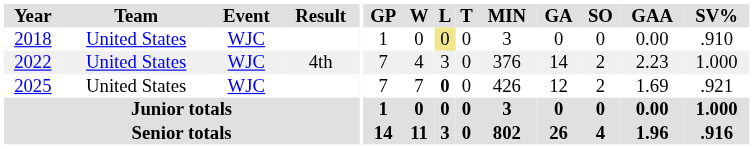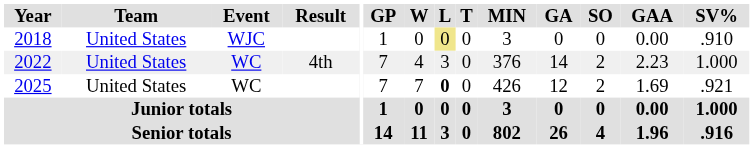(246, 62) WJC -> (246, 62) WC
(246, 85) WJC -> (246, 85) WC
